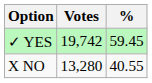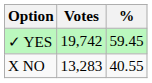(81, 65) 13,280 -> (81, 65) 13,283
